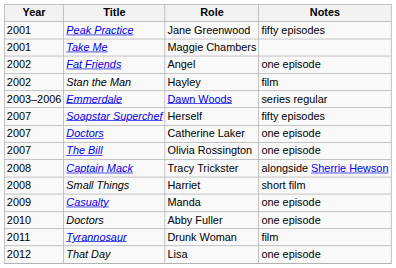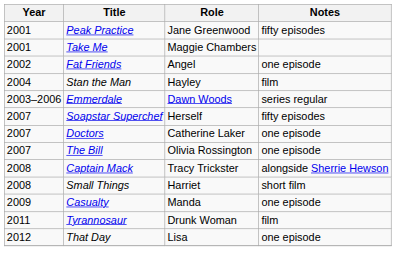(19, 82) 2002 -> (19, 82) 2004
- row: (195, 220)
